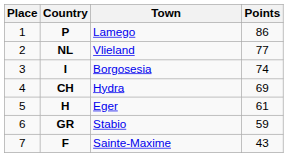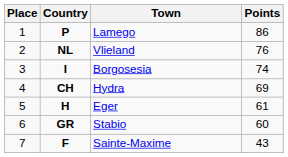(262, 50) 77 -> (262, 50) 76
(262, 124) 59 -> (262, 124) 60
